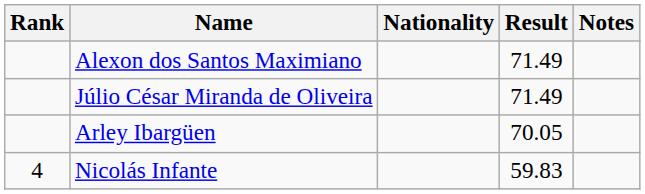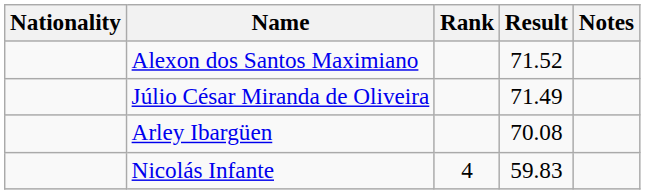columns swapped: (37, 22) <-> (439, 22)
(536, 59) 71.49 -> (536, 59) 71.52
(536, 133) 70.05 -> (536, 133) 70.08
